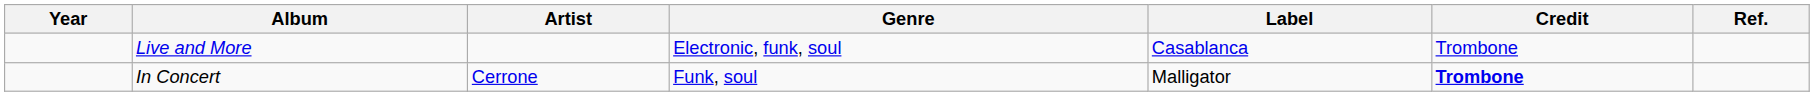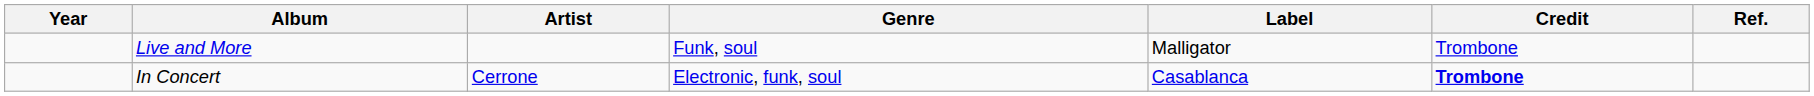(757, 47) Electronic, funk, soul -> (715, 47) Funk, soul
(1200, 47) Casablanca -> (1191, 47) Malligator
(715, 76) Funk, soul -> (757, 76) Electronic, funk, soul
(1191, 76) Malligator -> (1200, 76) Casablanca
